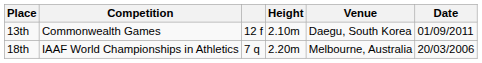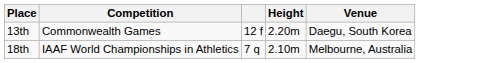- column: (446, 13)
(284, 31) 2.10m -> (284, 31) 2.20m
(284, 49) 2.20m -> (284, 49) 2.10m
